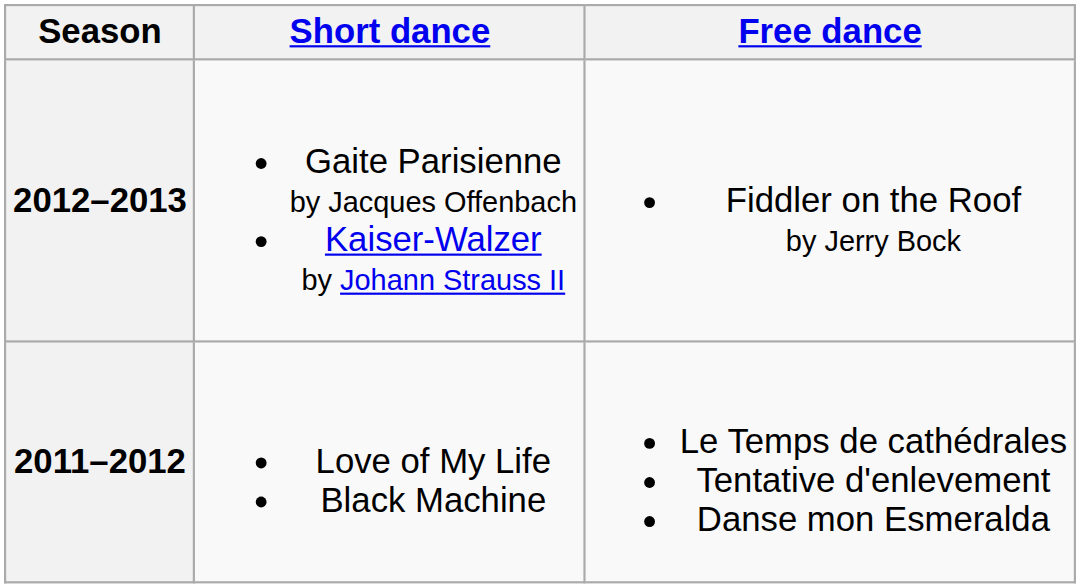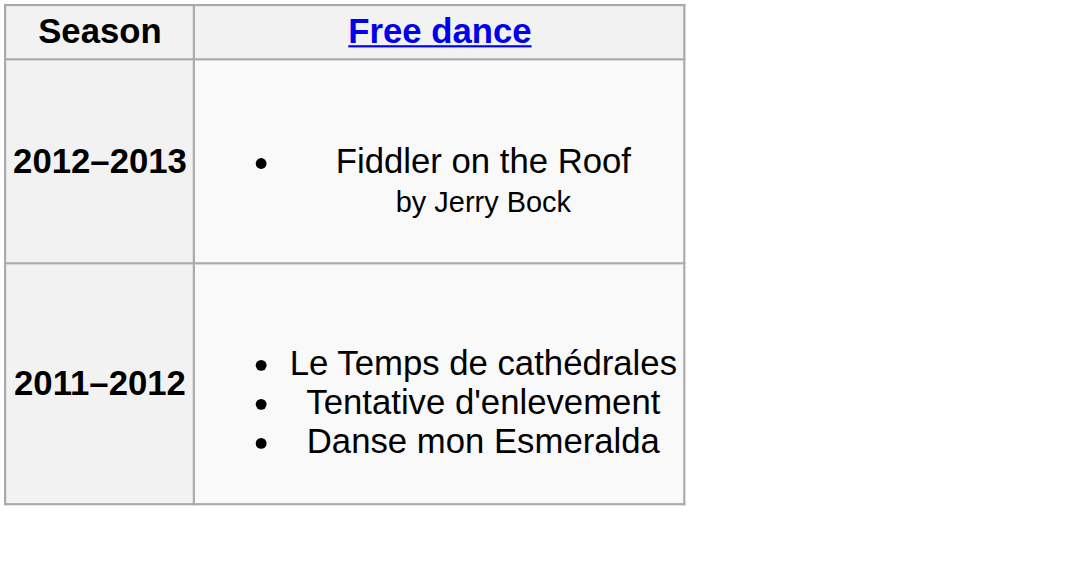- column: (390, 32)
